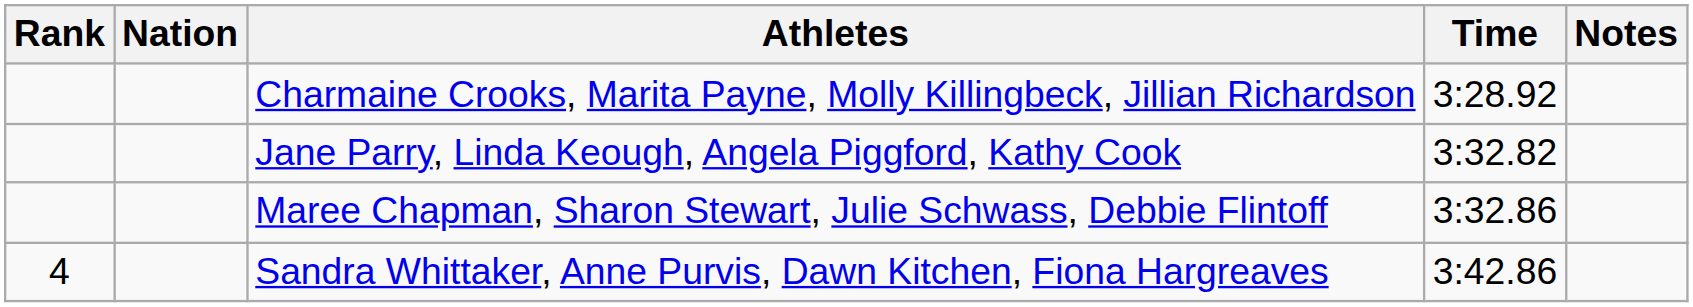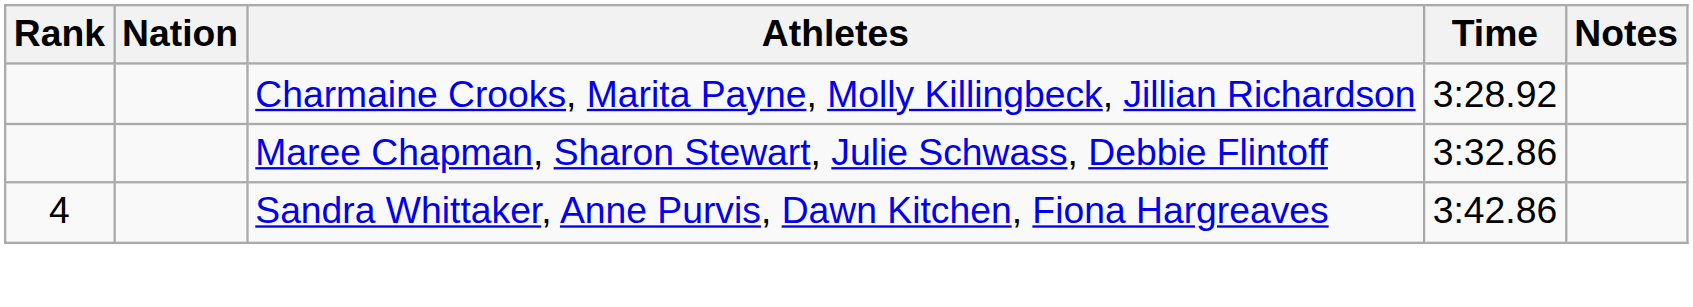- row: (718, 152)
